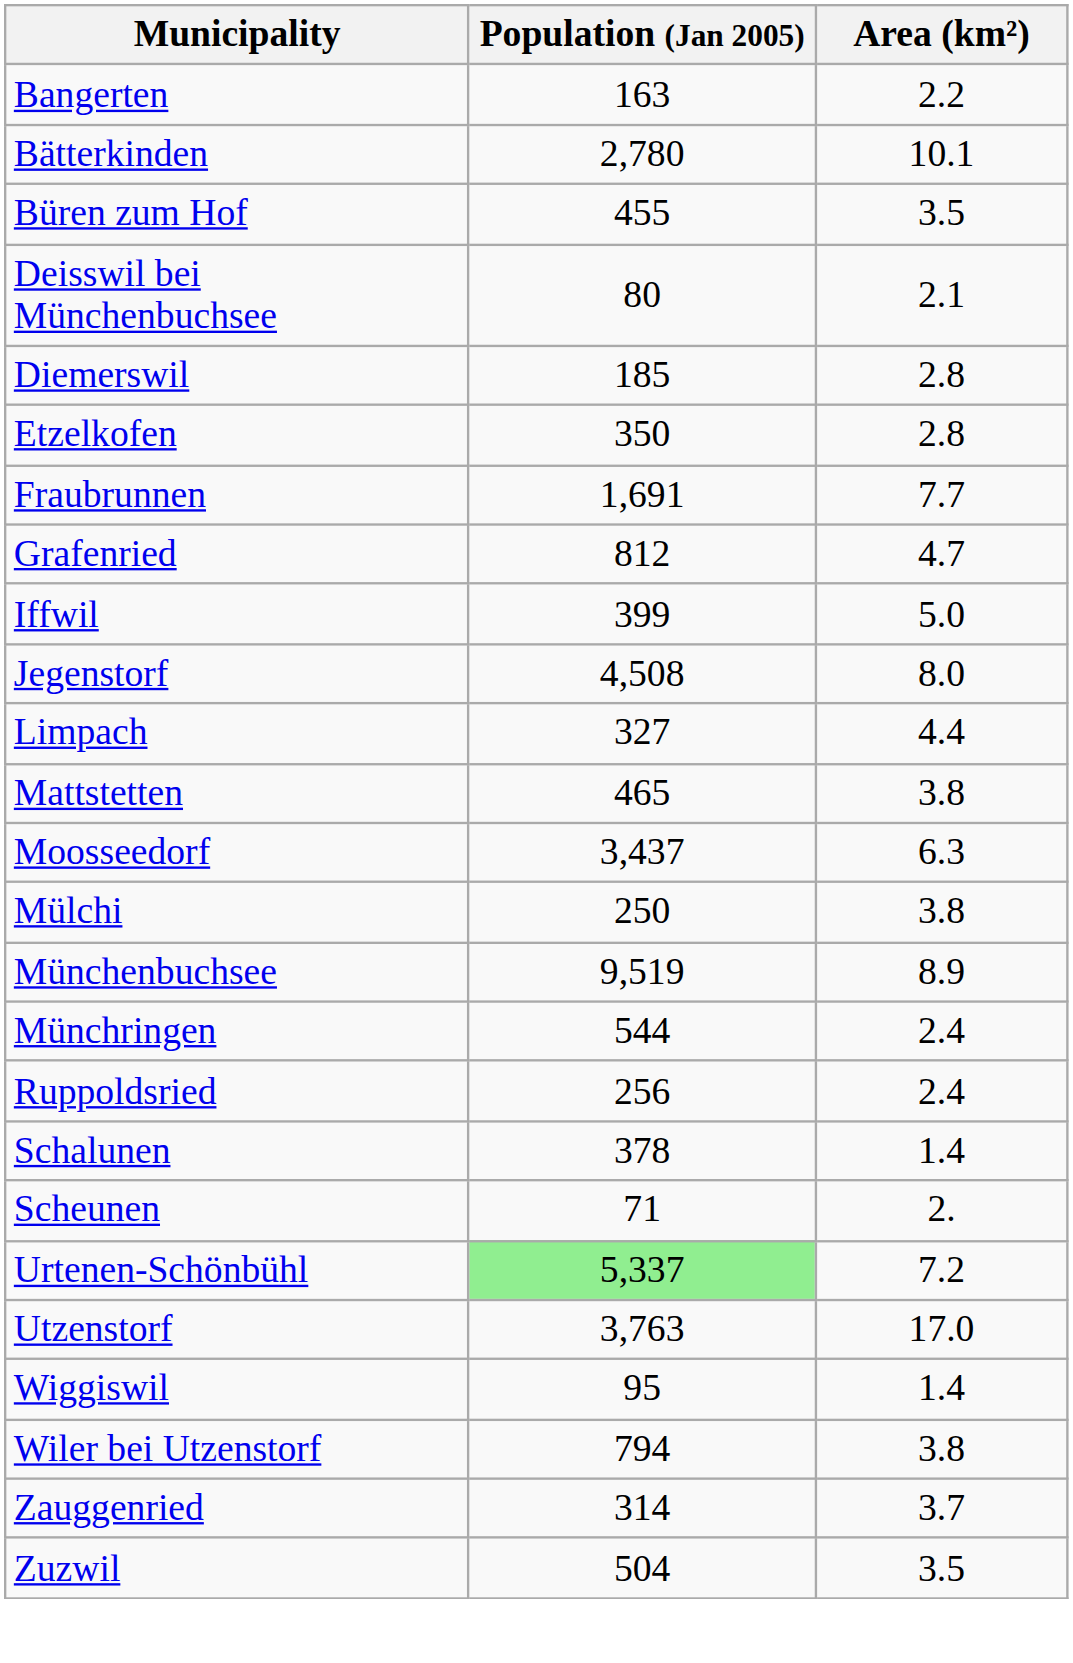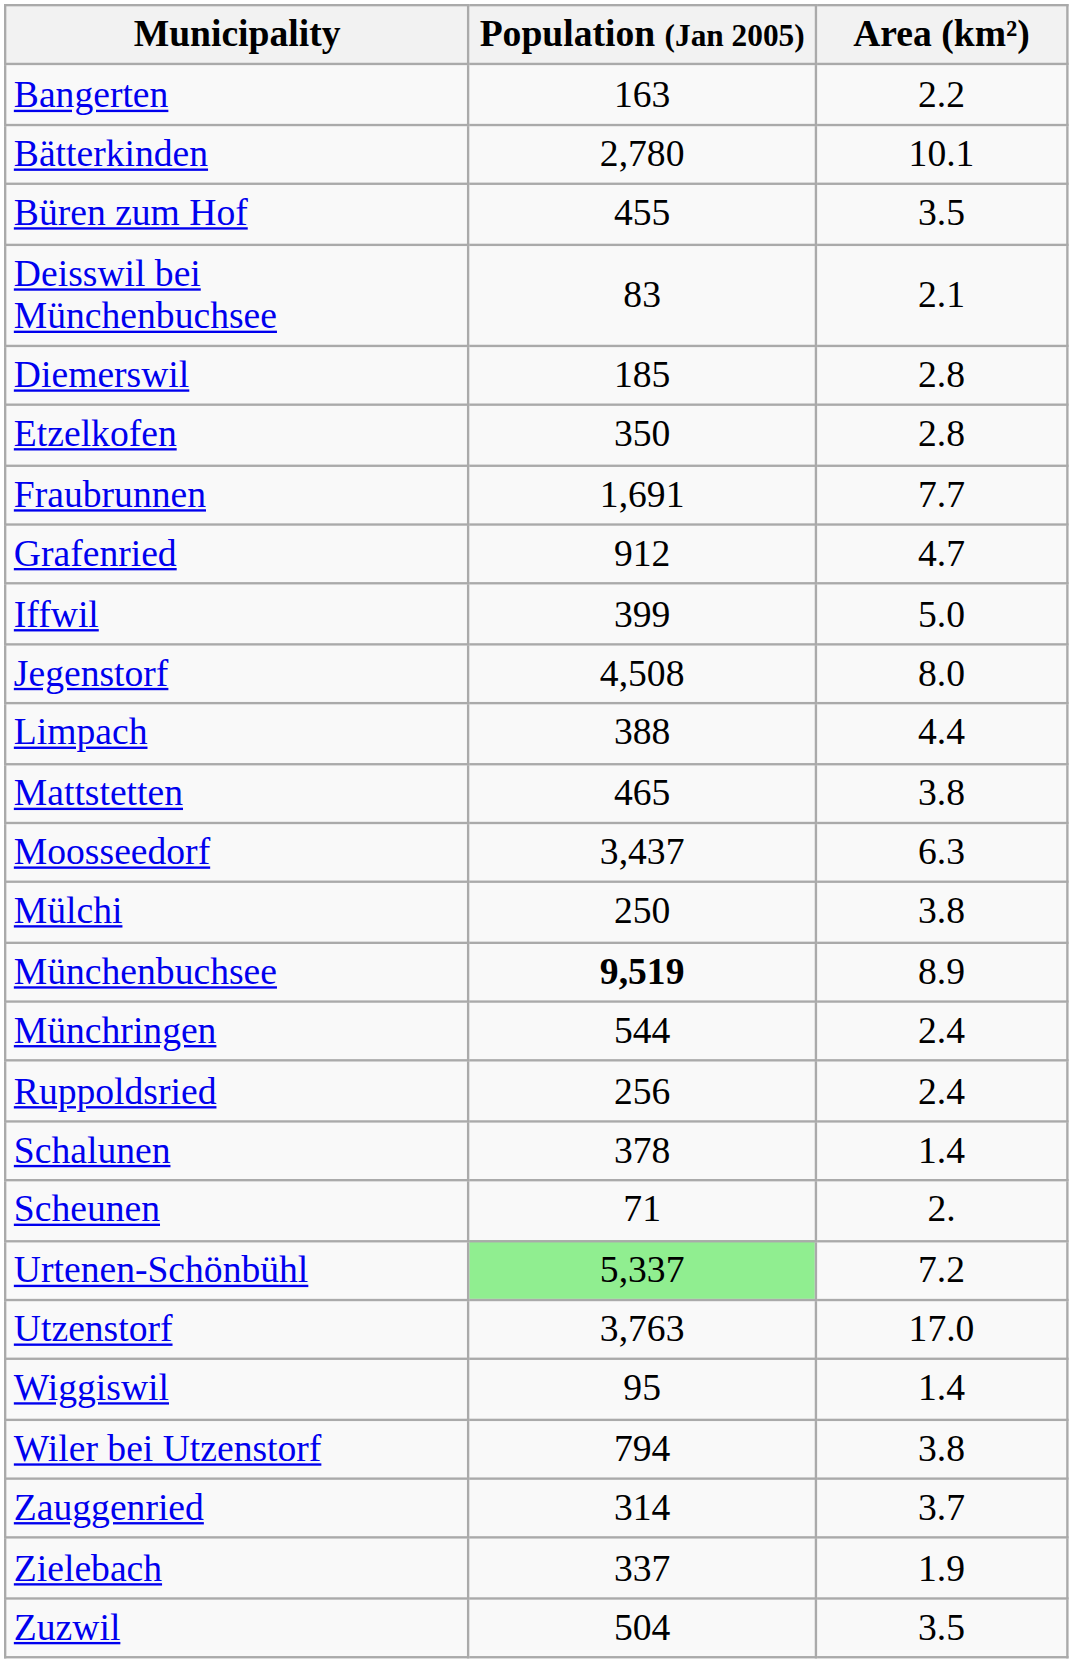(642, 293) 80 -> (642, 293) 83
(642, 553) 812 -> (642, 553) 912
(642, 732) 327 -> (642, 732) 388
(642, 971) normal -> (642, 971) bold
+ row: (88, 1567)
